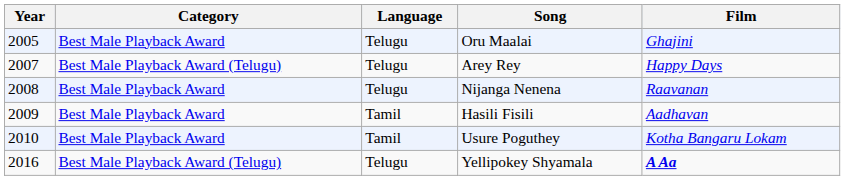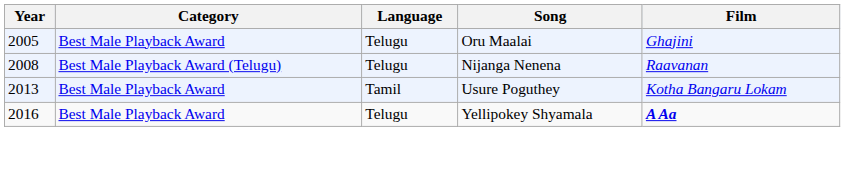- row: (491, 65)
(142, 89) Best Male Playback Award -> (170, 65) Best Male Playback Award (Telugu)
- row: (497, 114)
(23, 138) 2010 -> (23, 89) 2013
(170, 162) Best Male Playback Award (Telugu) -> (142, 114) Best Male Playback Award
